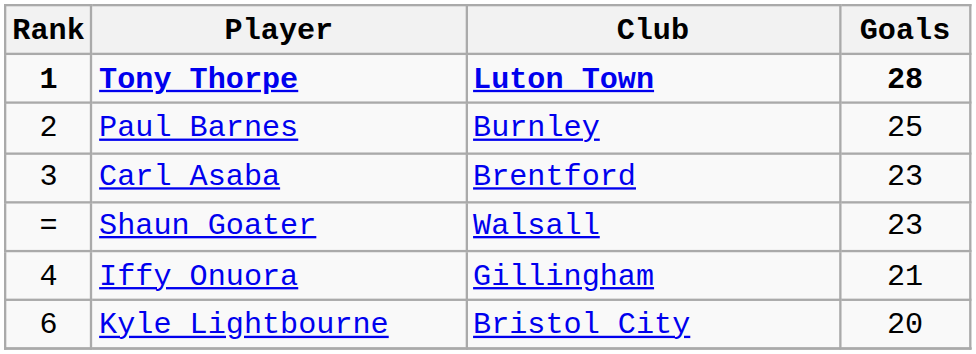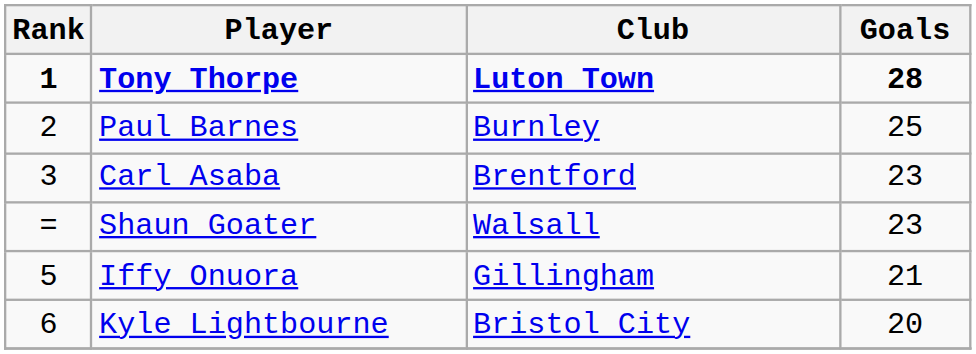(49, 276) 4 -> (49, 276) 5
